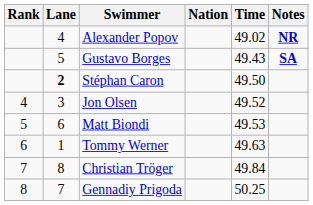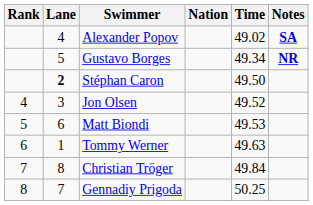(288, 37) NR -> (288, 37) SA
(250, 59) 49.43 -> (250, 59) 49.34
(288, 59) SA -> (288, 59) NR
